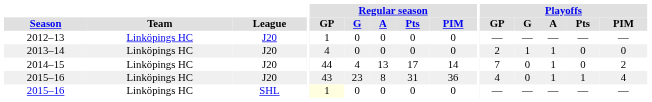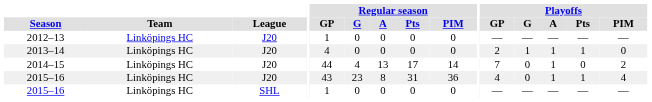(583, 51) 0 -> (583, 51) 1
(327, 91) lightyellow background -> (327, 91) no background
